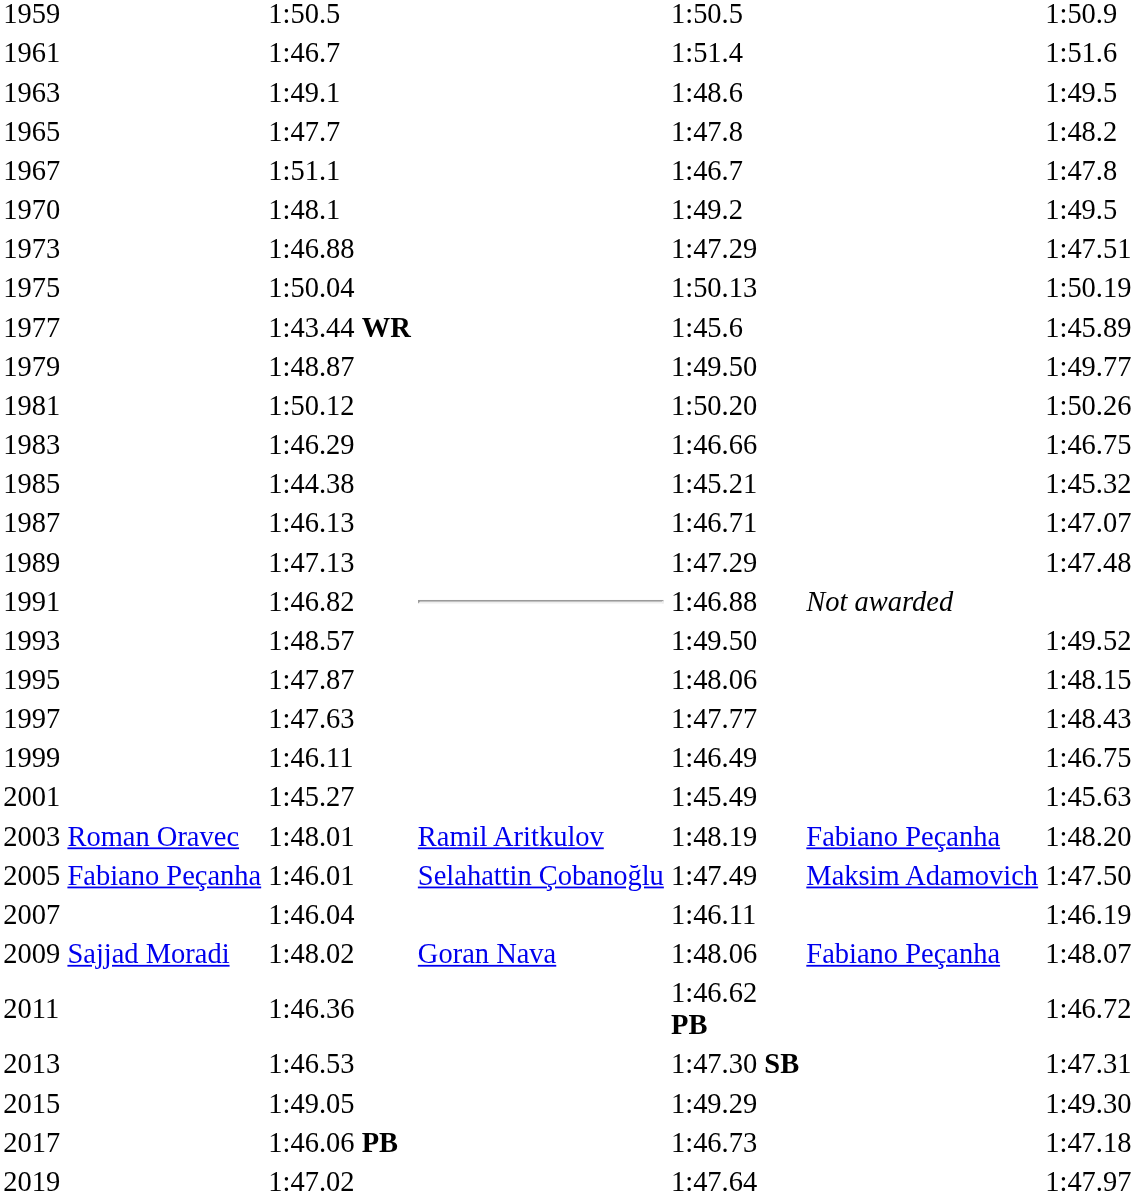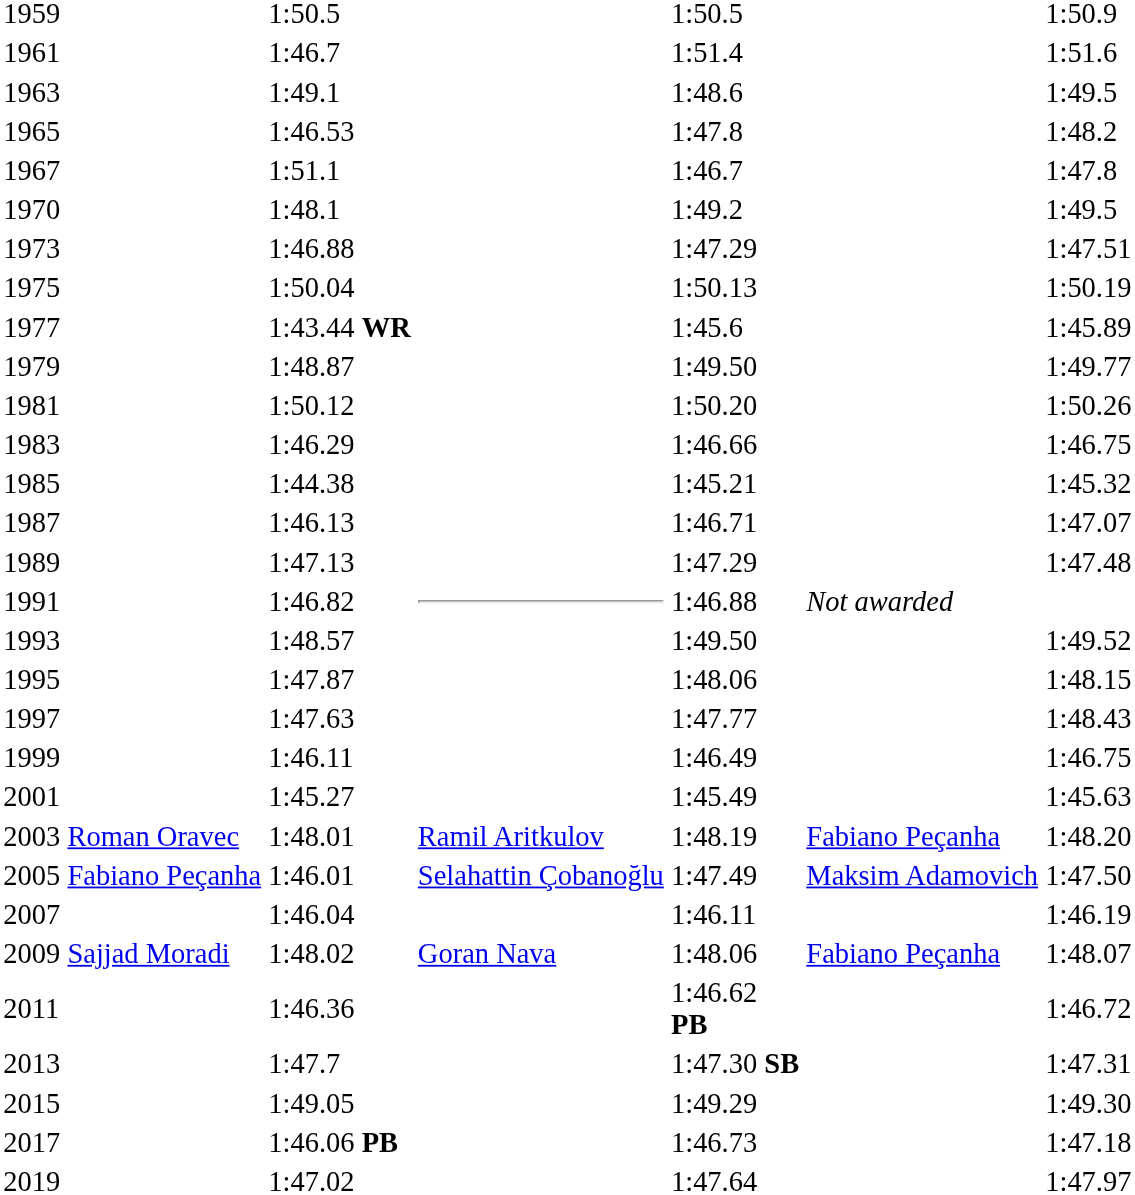(304, 131) 1:47.7 -> (311, 131) 1:46.53
(311, 1064) 1:46.53 -> (304, 1064) 1:47.7
